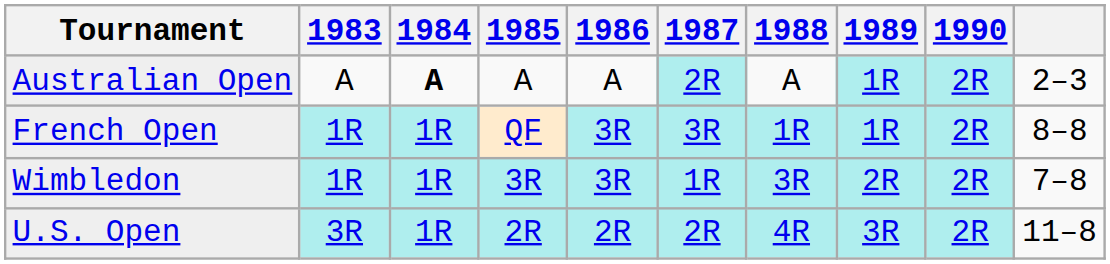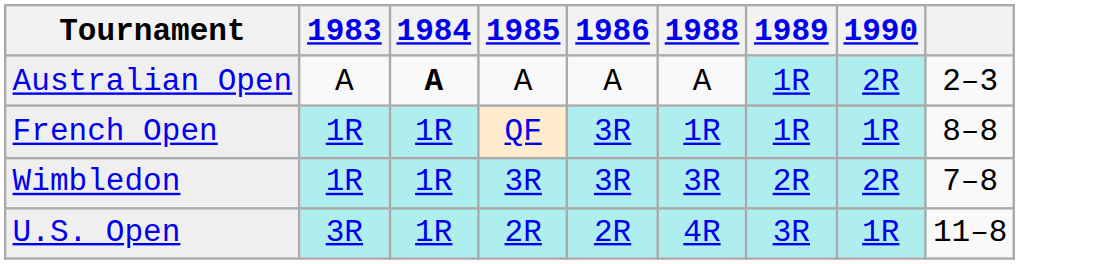- column: (702, 31)
(970, 132) 2R -> (881, 132) 1R
(970, 233) 2R -> (881, 233) 1R
